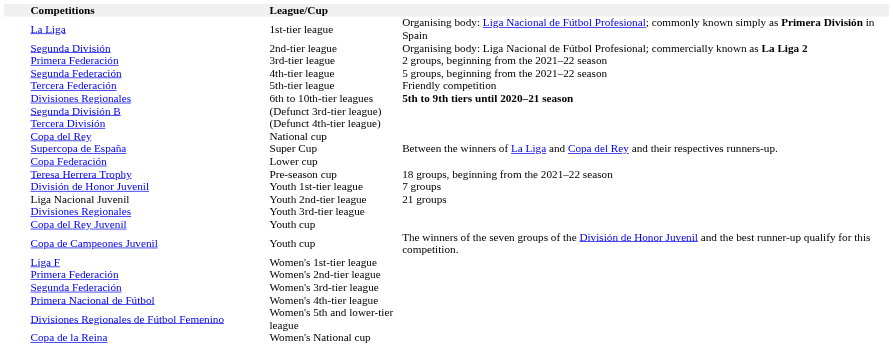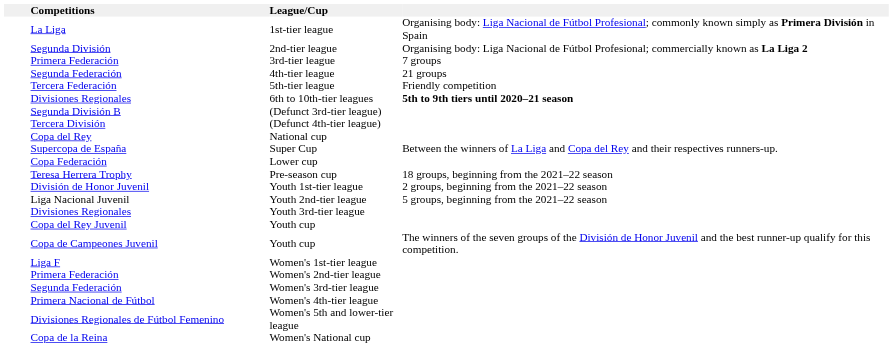(505, 60) 2 groups, beginning from the 2021–22 season -> (422, 60) 7 groups
(505, 73) 5 groups, beginning from the 2021–22 season -> (424, 73) 21 groups
(422, 186) 7 groups -> (505, 186) 2 groups, beginning from the 2021–22 season
(424, 199) 21 groups -> (505, 199) 5 groups, beginning from the 2021–22 season
